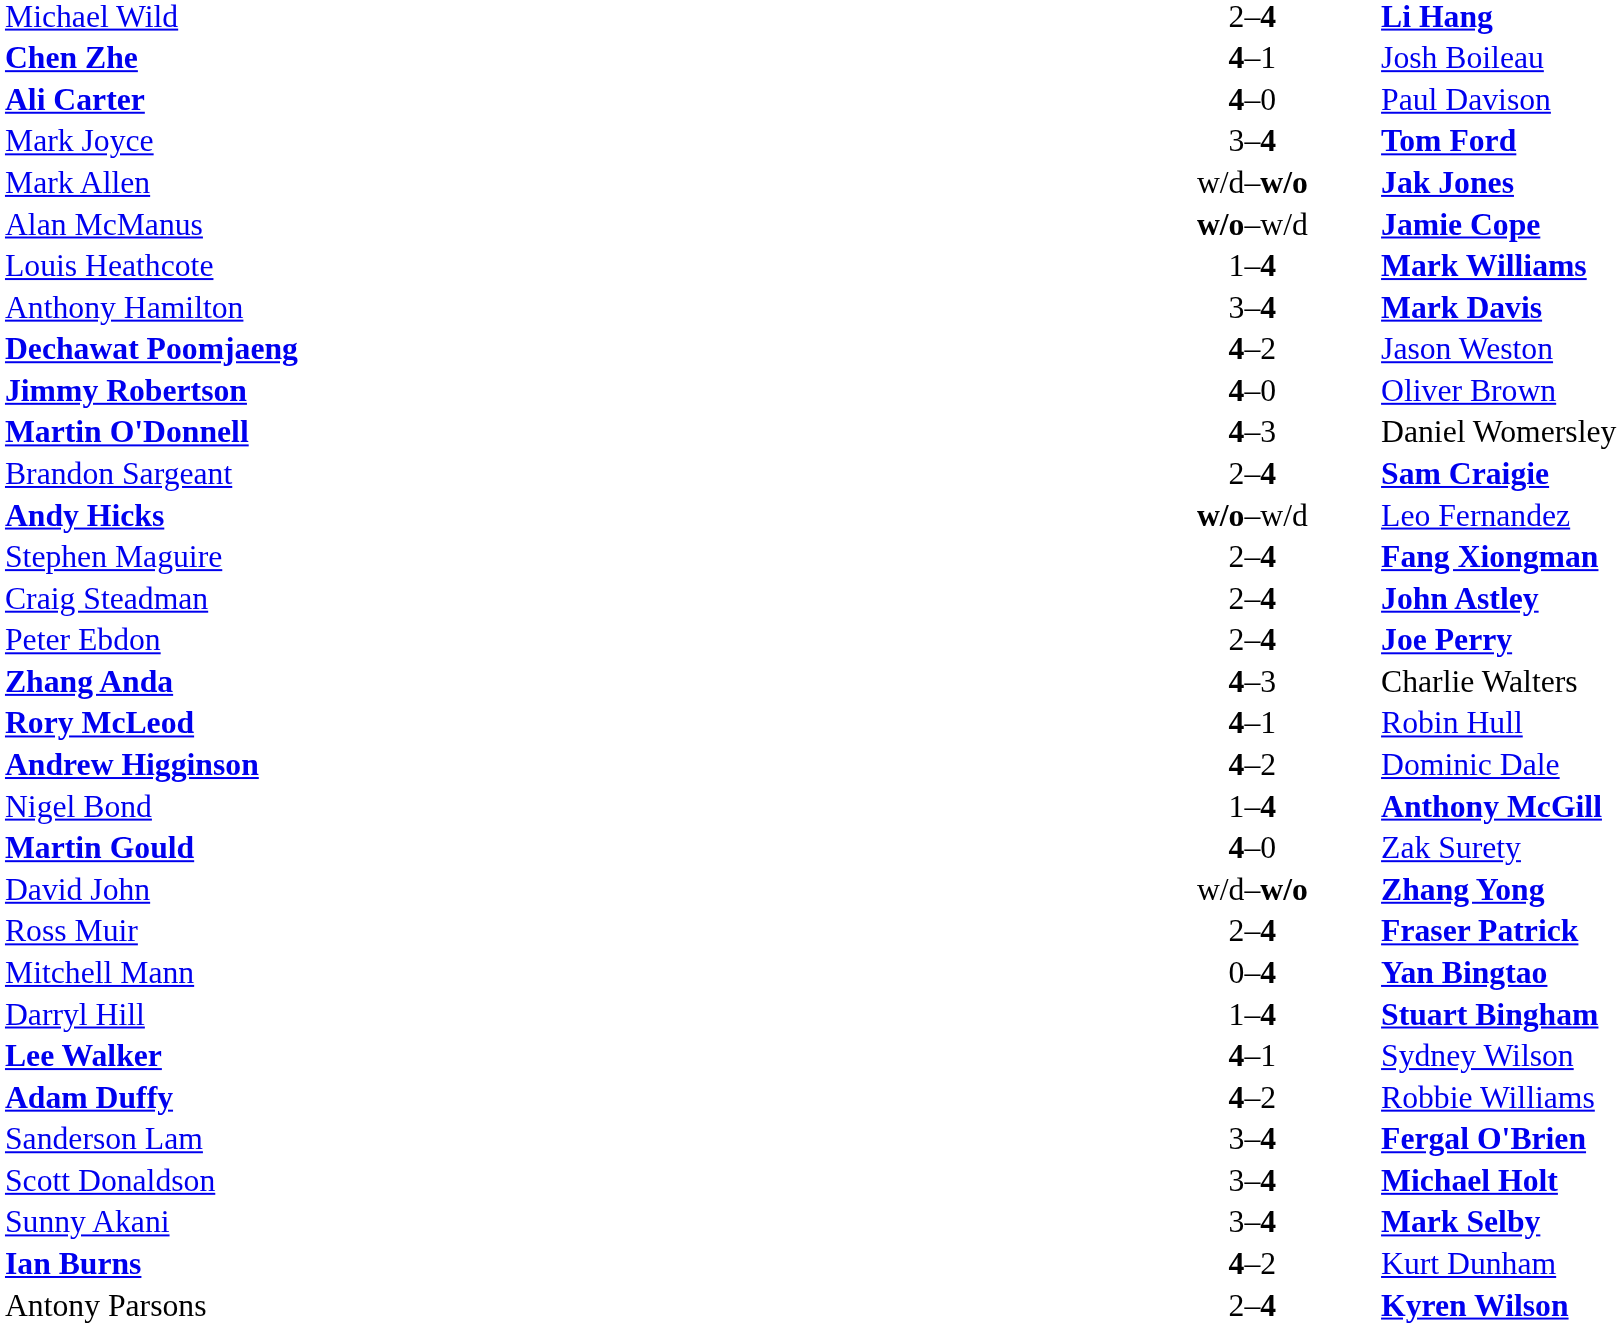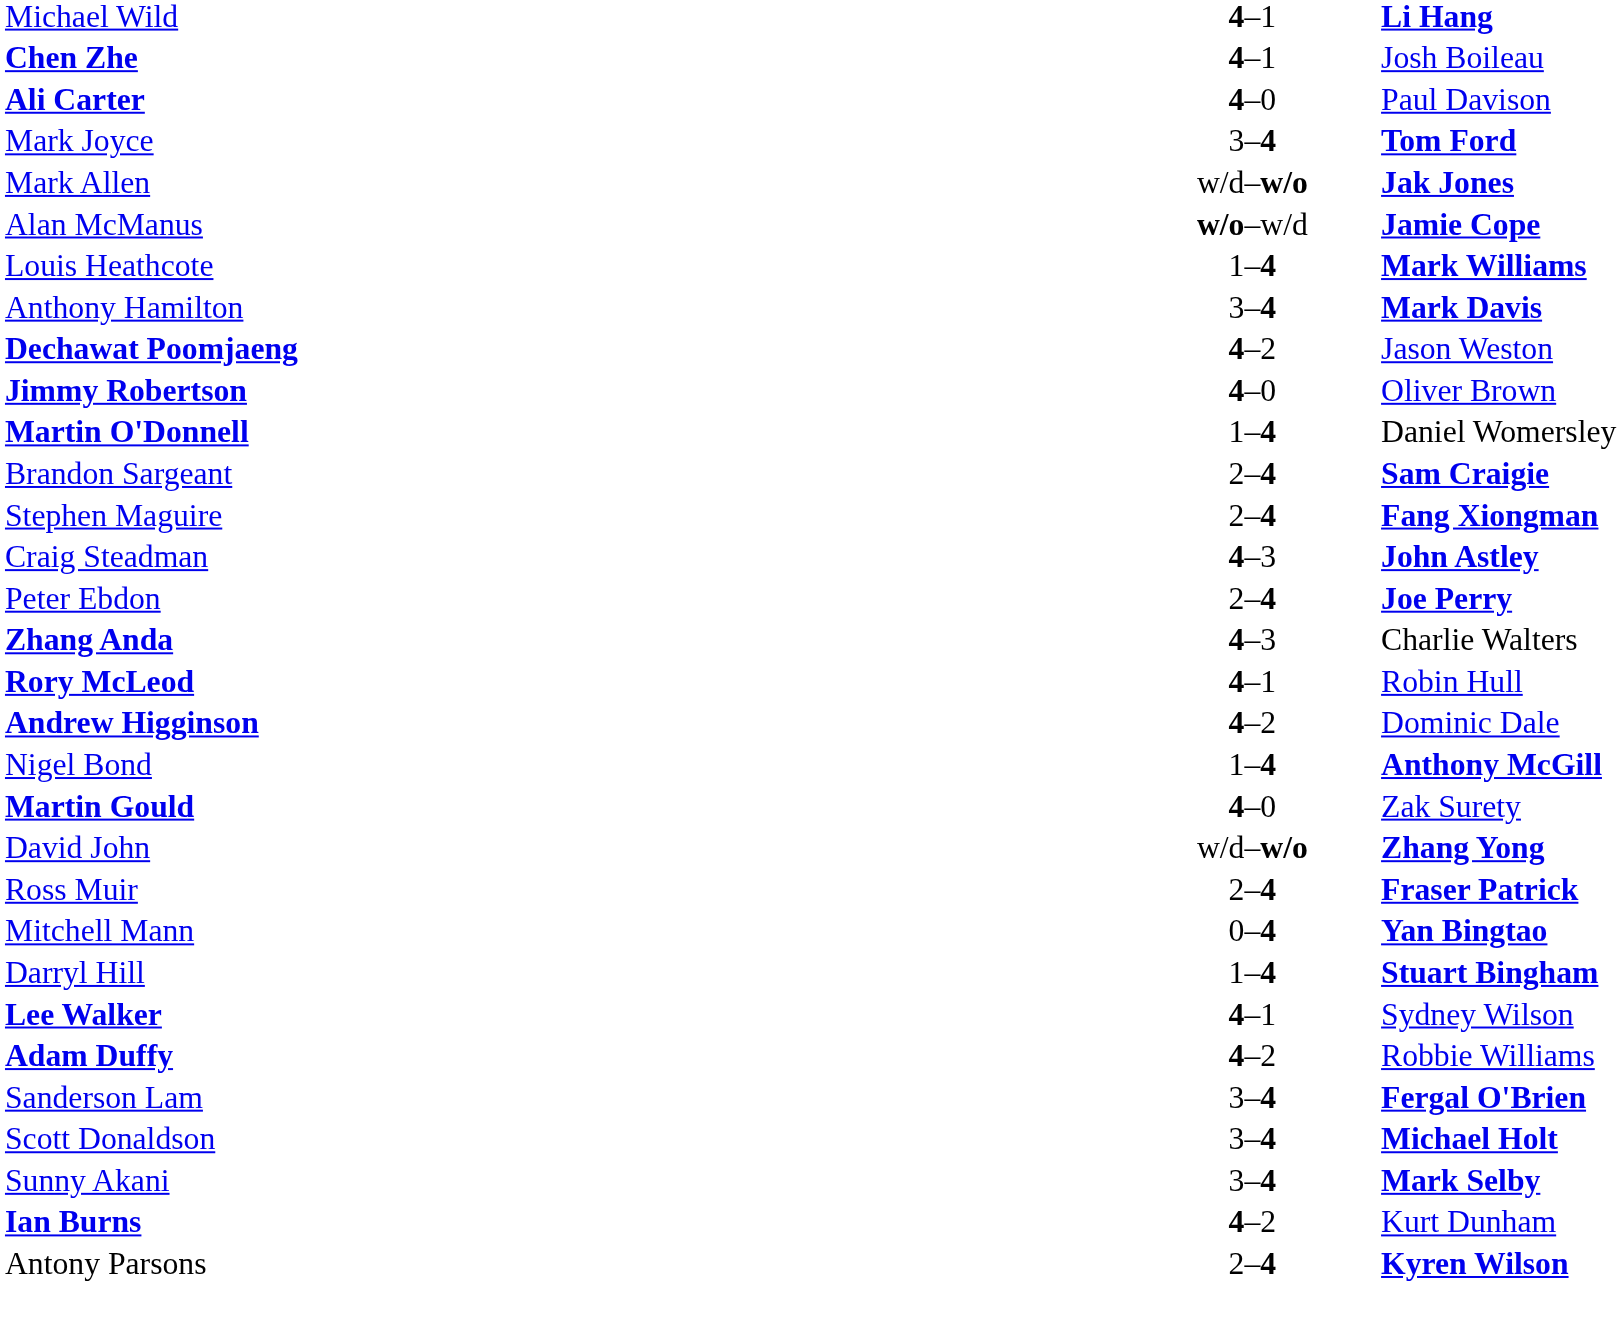(1252, 16) 2–4 -> (1252, 16) 4–1
(1252, 432) 4–3 -> (1252, 432) 1–4
- row: (85, 515)
(1252, 598) 2–4 -> (1252, 556) 4–3
